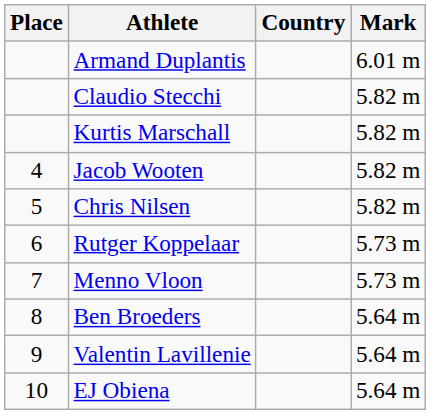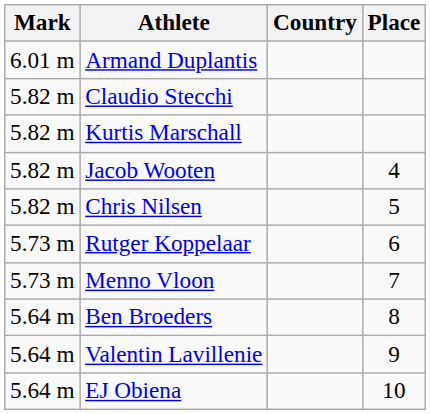columns swapped: (36, 22) <-> (388, 22)
